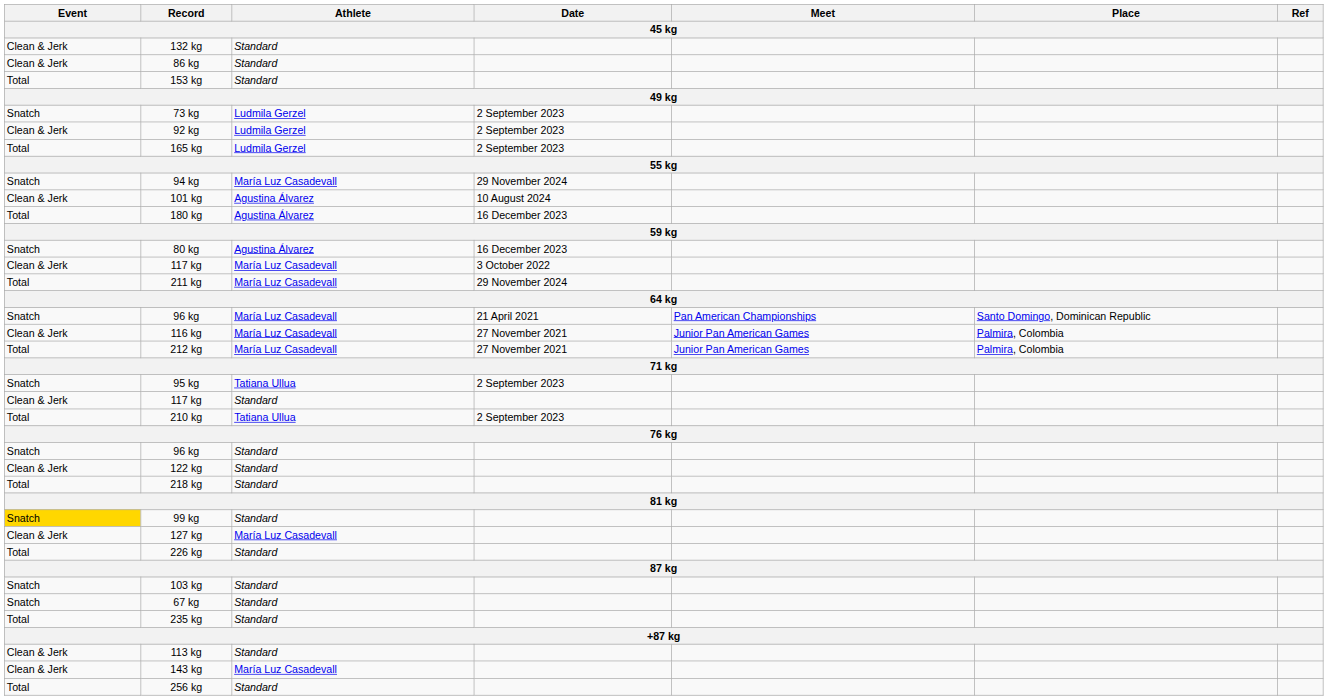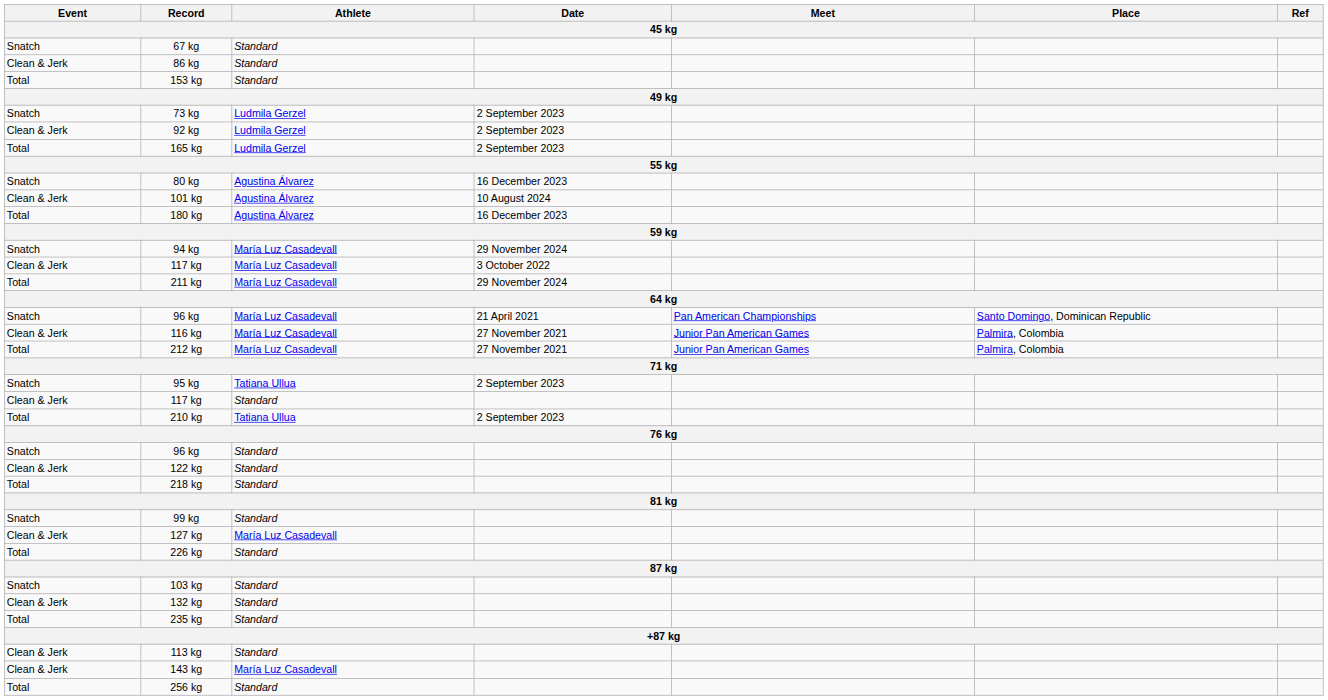rows swapped: (186, 602) <-> (186, 47)
rows swapped: (186, 249) <-> (186, 181)
(23, 518) gold background -> (23, 518) no background
